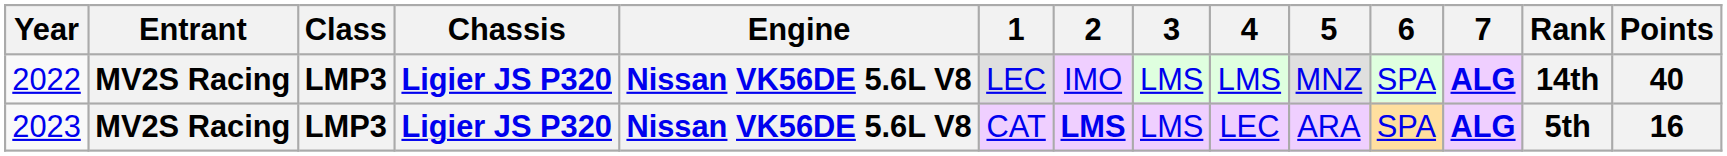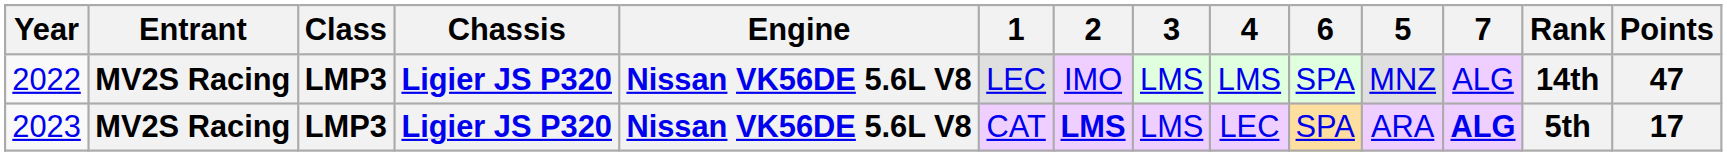columns swapped: (1329, 30) <-> (1406, 30)
(1483, 78) bold -> (1483, 78) normal
(1667, 78) 40 -> (1667, 78) 47
(1667, 127) 16 -> (1667, 127) 17
